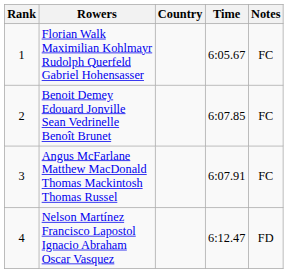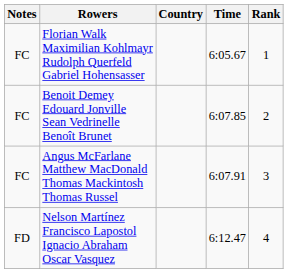columns swapped: (22, 14) <-> (266, 14)
